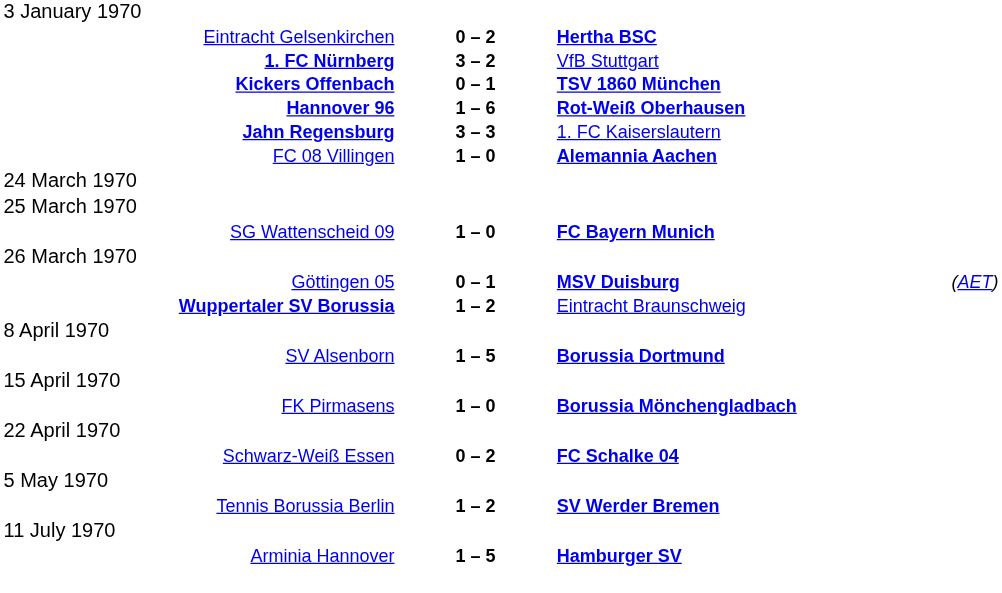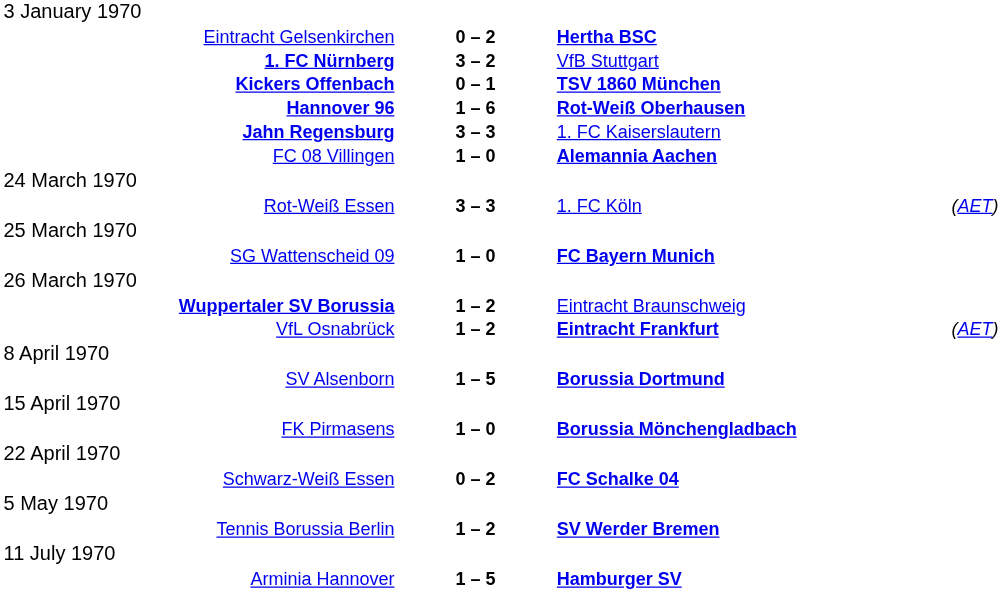+ row: (329, 205)
- row: (343, 282)
+ row: (335, 329)
